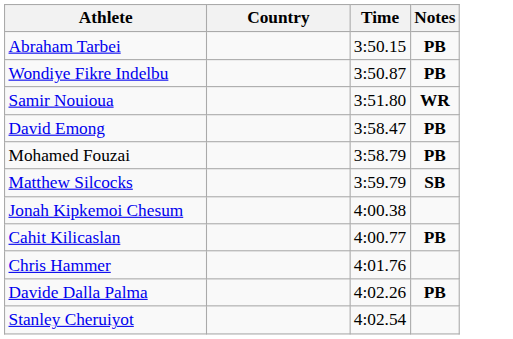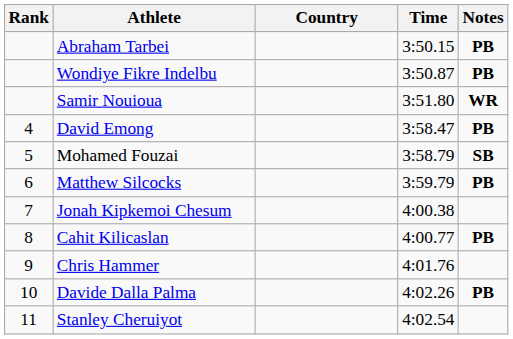+ column: (29, 18)
(435, 155) PB -> (483, 155) SB
(435, 182) SB -> (483, 182) PB
